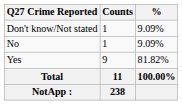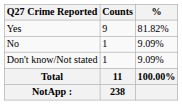rows swapped: (14, 60) <-> (52, 28)
